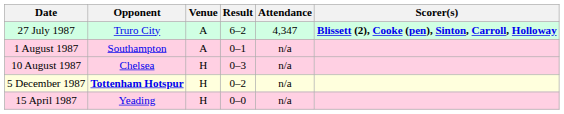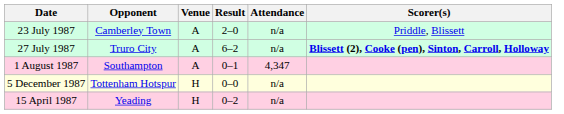+ row: (46, 30)
(285, 30) 4,347 -> (277, 48) n/a
(285, 48) n/a -> (277, 65) 4,347
- row: (46, 65)
(137, 83) bold -> (133, 83) normal
(238, 83) 0–2 -> (230, 83) 0–0
(238, 100) 0–0 -> (230, 100) 0–2
